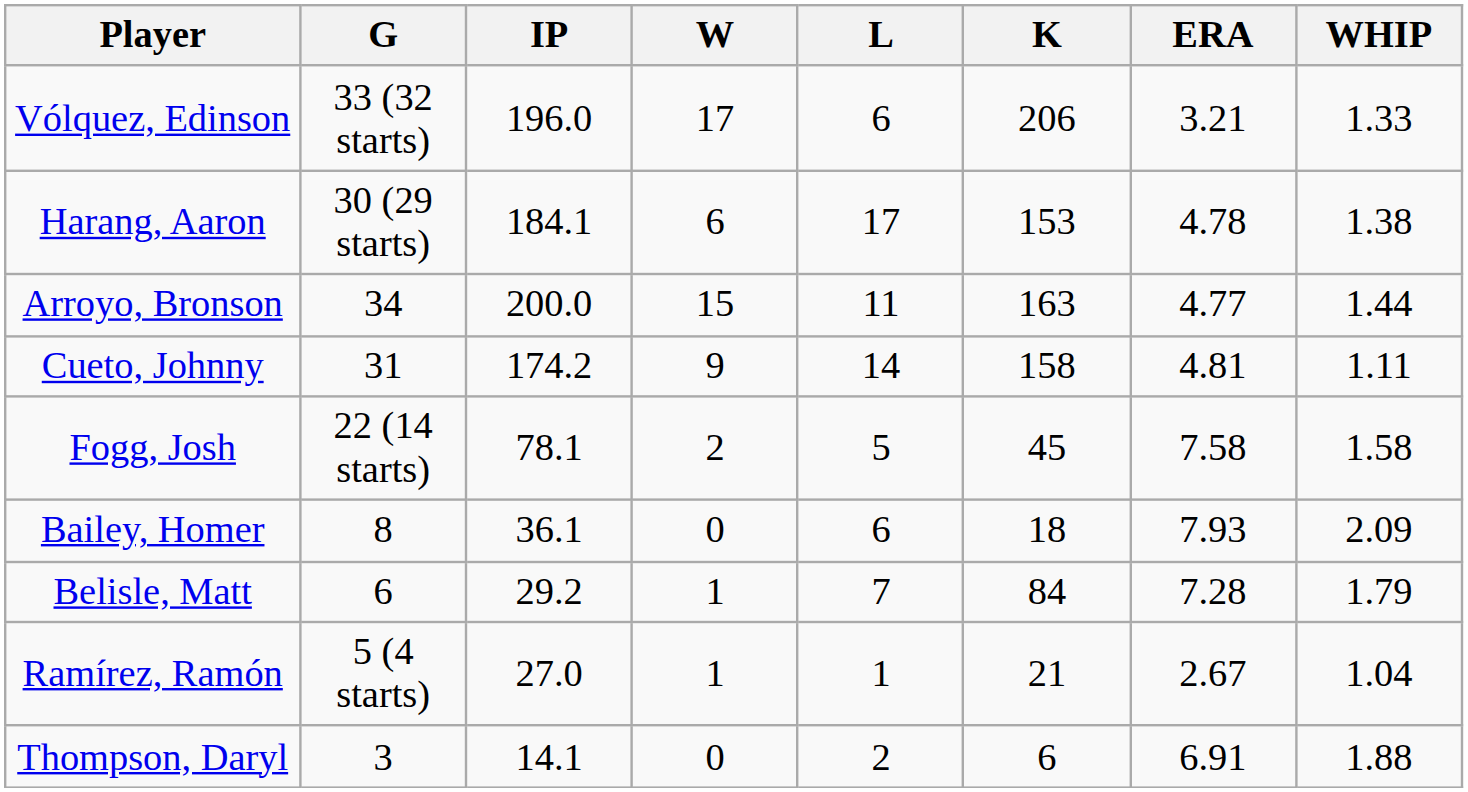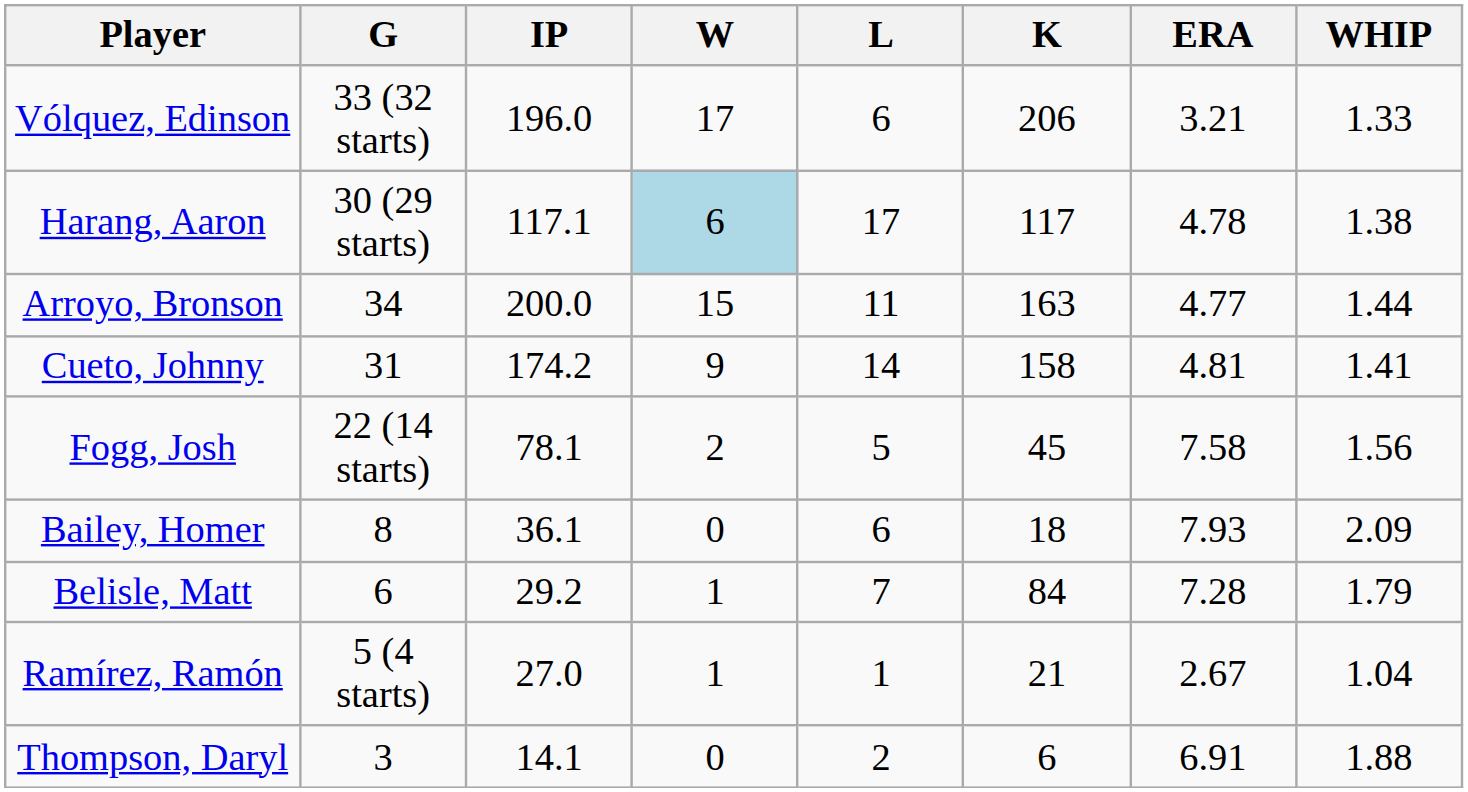(549, 221) 184.1 -> (549, 221) 117.1
(715, 221) no background -> (715, 221) lightblue background
(1047, 221) 153 -> (1047, 221) 117
(1379, 364) 1.11 -> (1379, 364) 1.41
(1379, 447) 1.58 -> (1379, 447) 1.56
